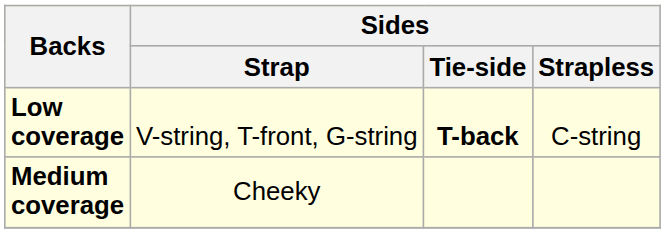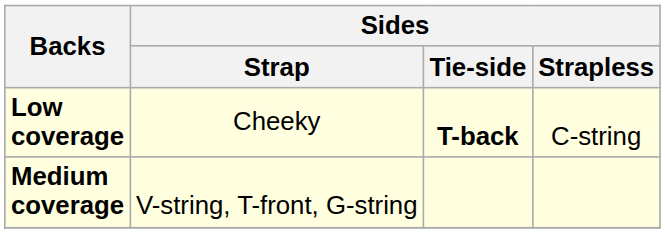(277, 136) V-string, T-front, G-string -> (277, 121) Cheeky
(277, 191) Cheeky -> (277, 206) V-string, T-front, G-string
